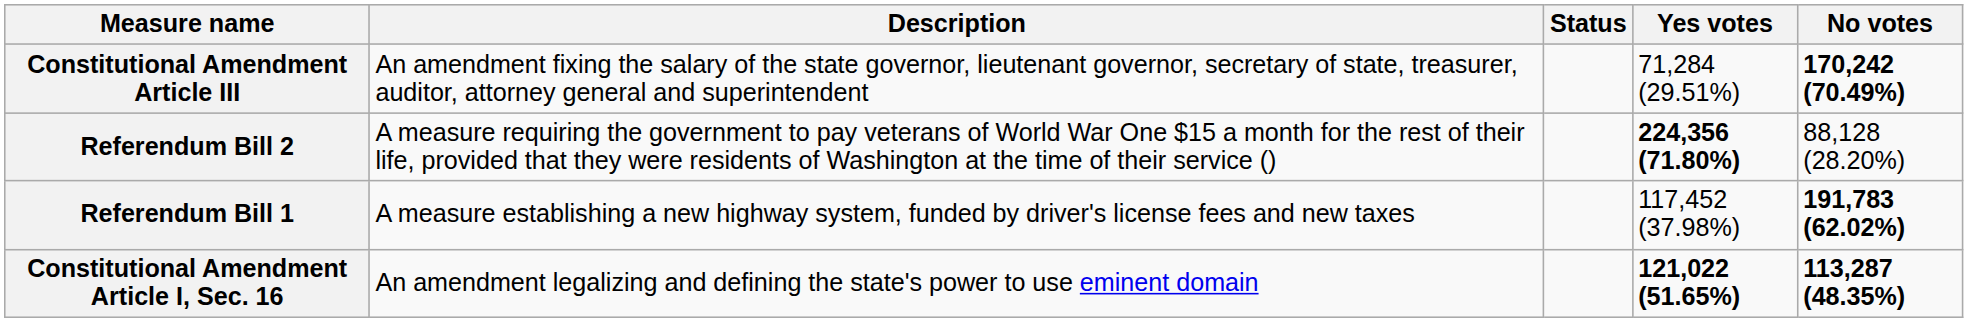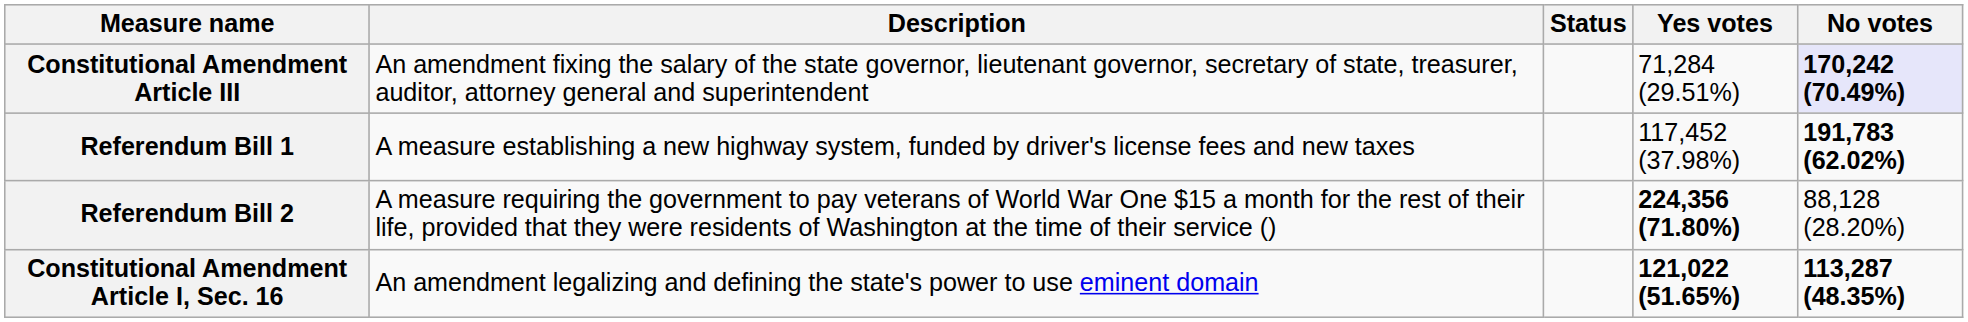(1854, 78) no background -> (1854, 78) lavender background
rows swapped: (187, 214) <-> (187, 146)
